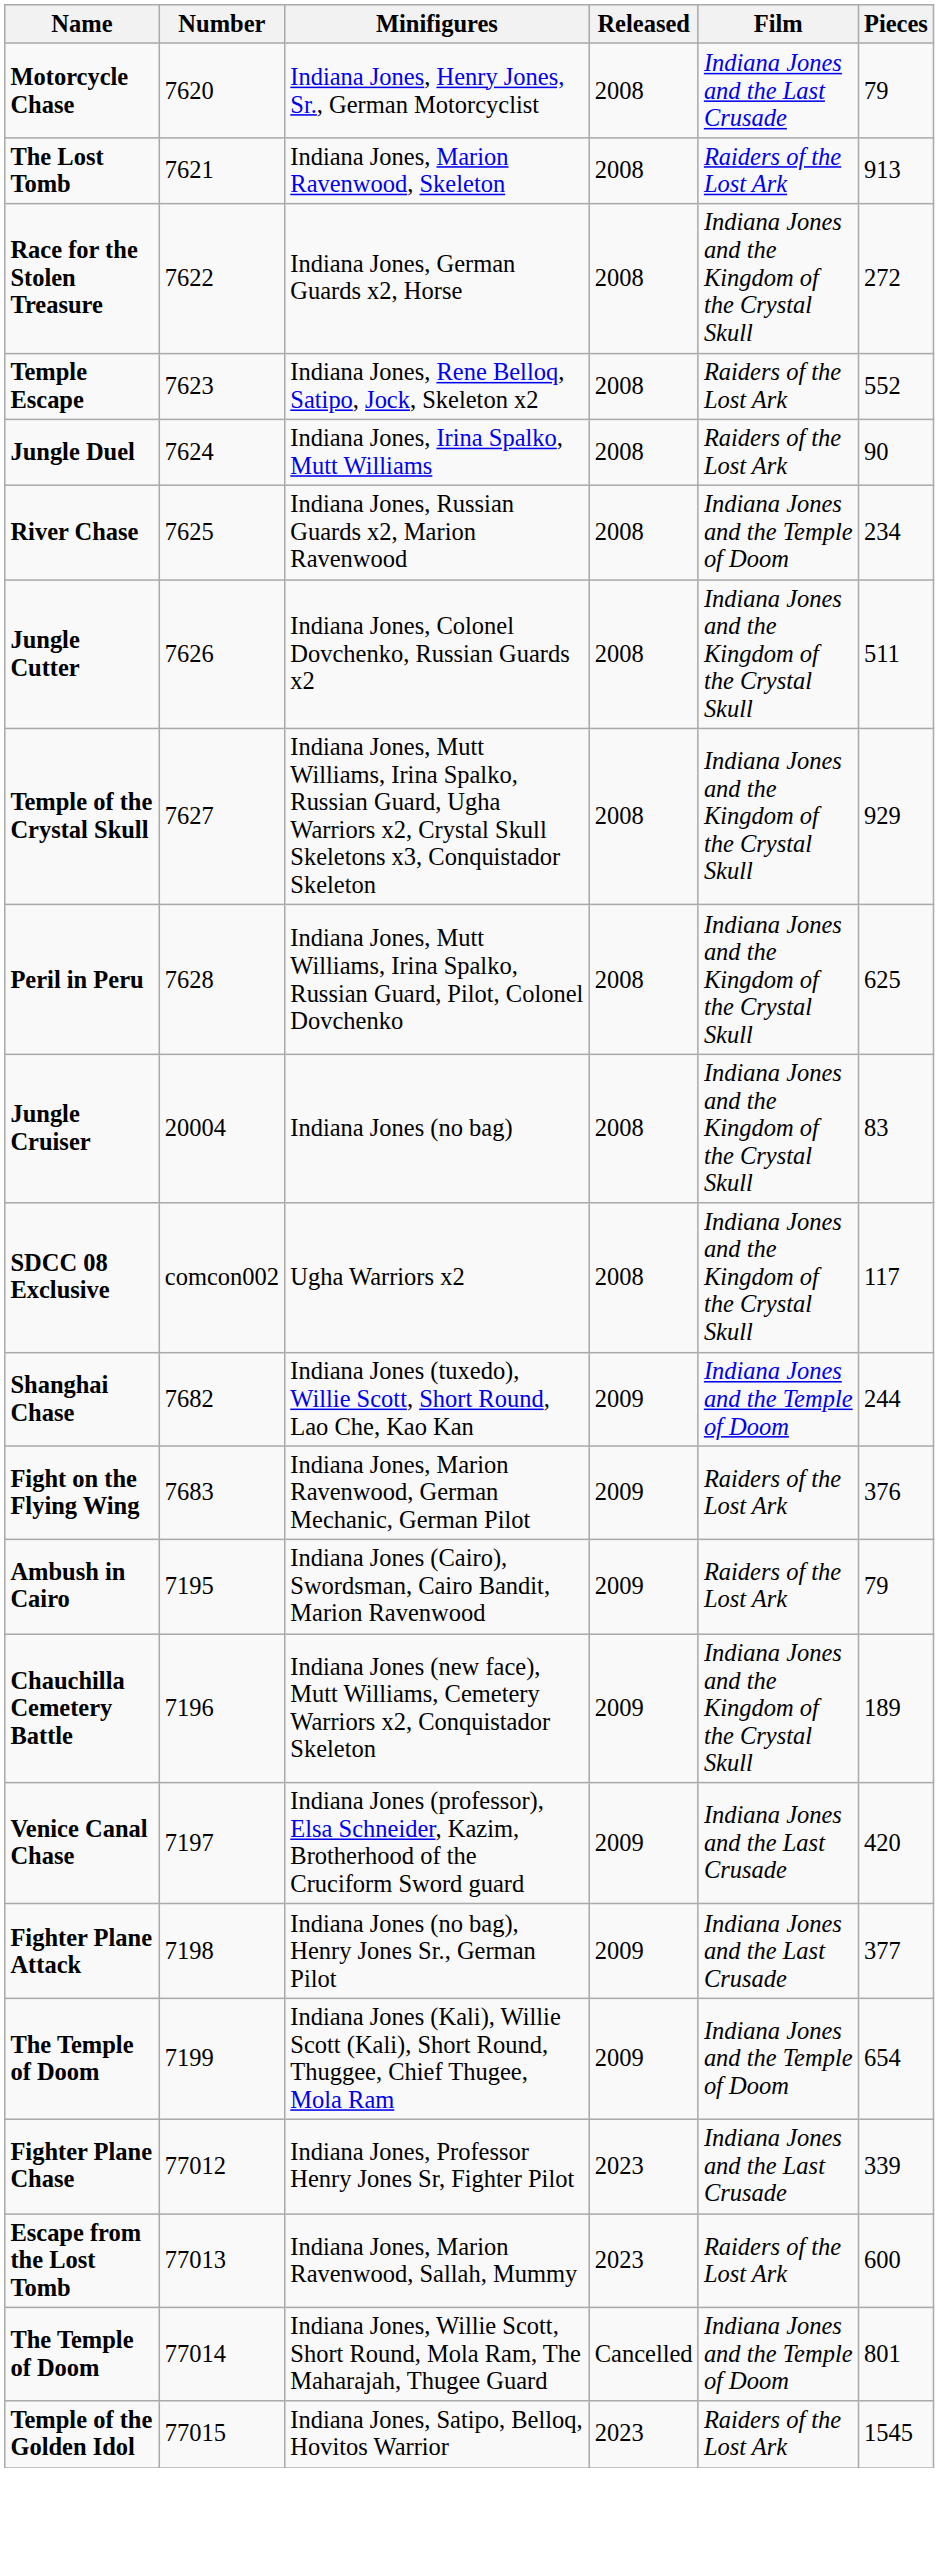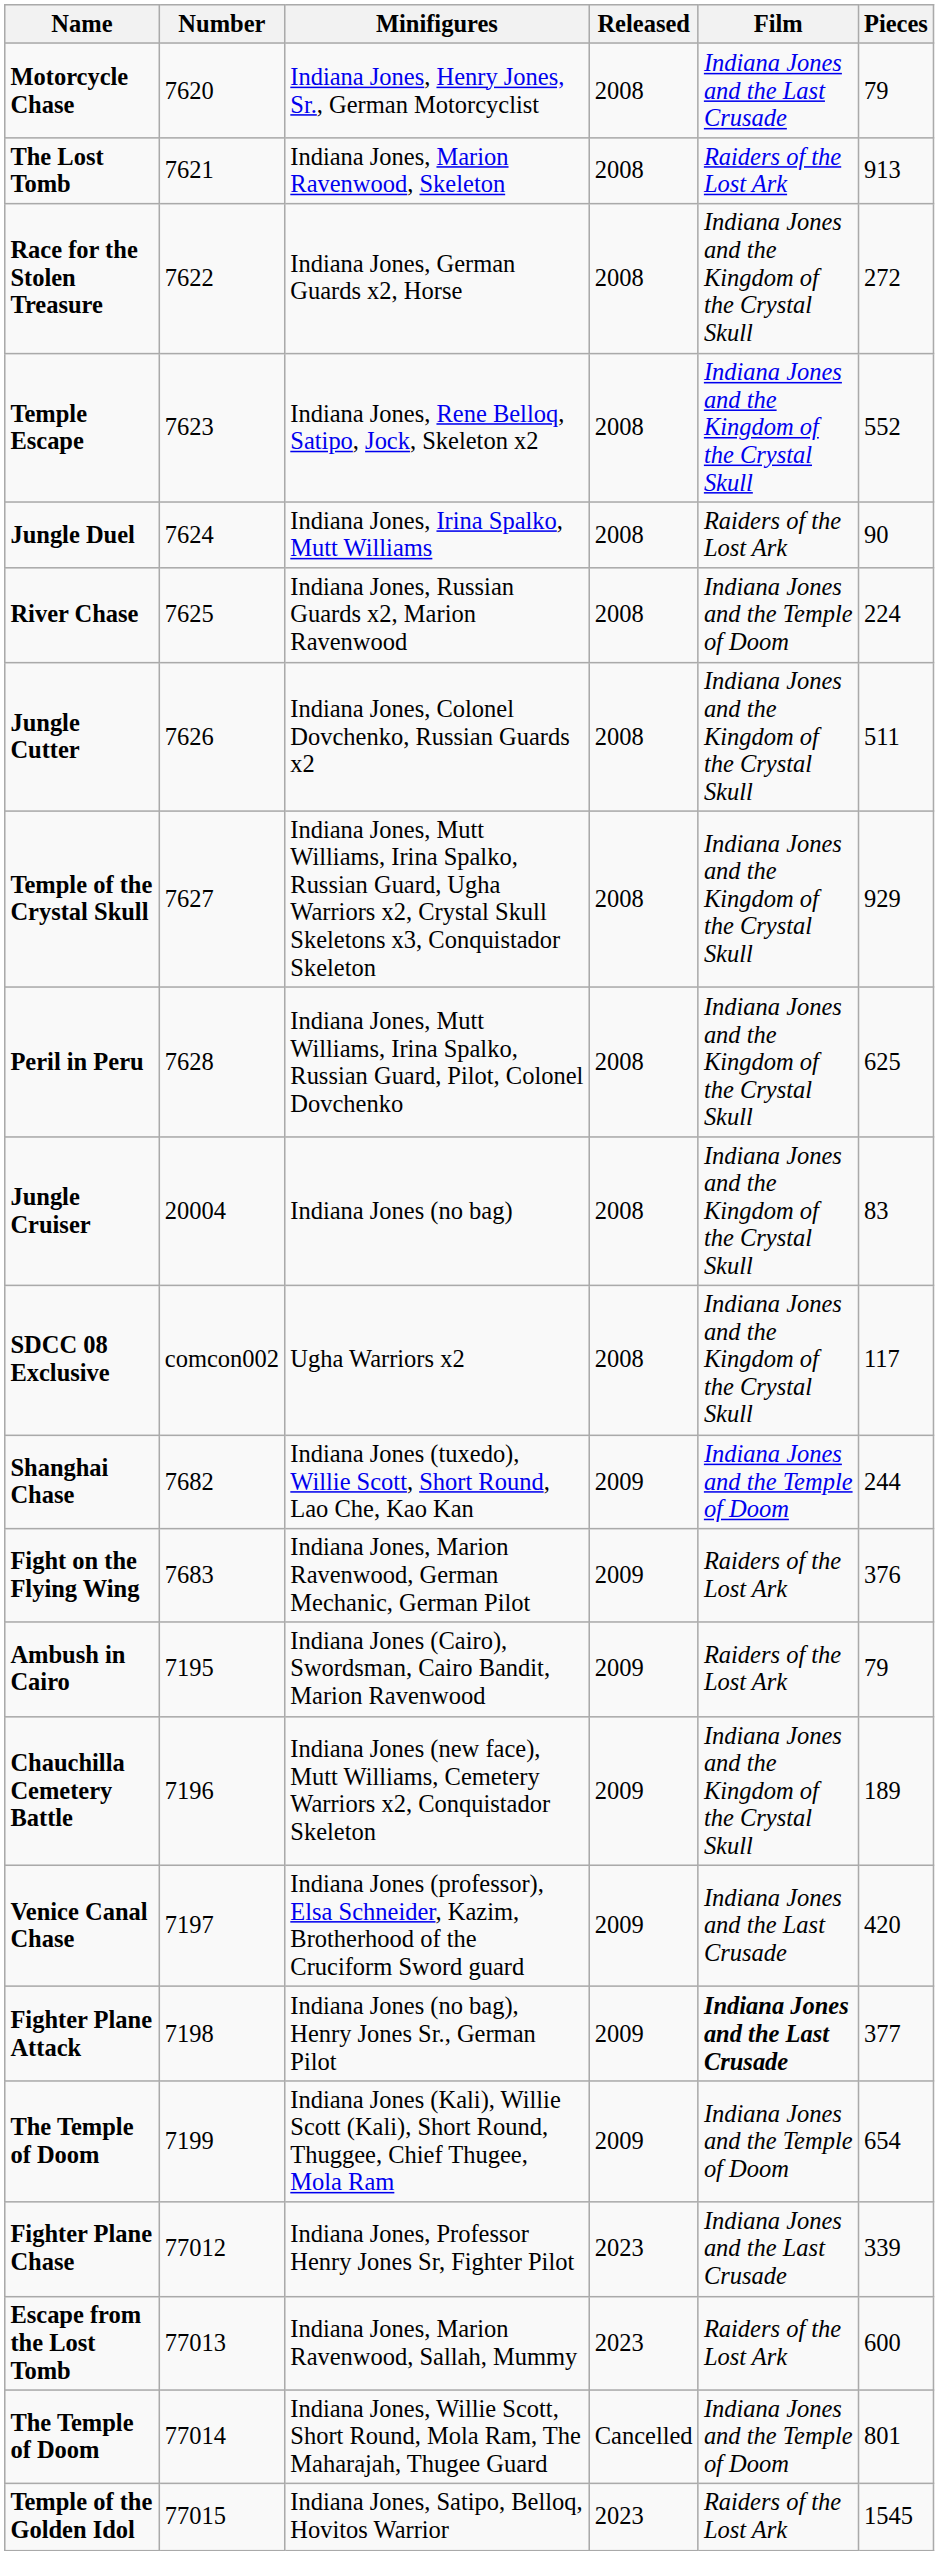(773, 385) Raiders of the Lost Ark -> (773, 427) Indiana Jones and the Kingdom of the Crystal Skull
(882, 532) 234 -> (882, 614) 224
(773, 1950) normal -> (776, 2033) bold
